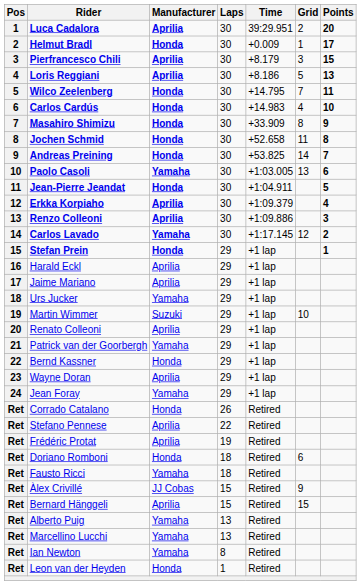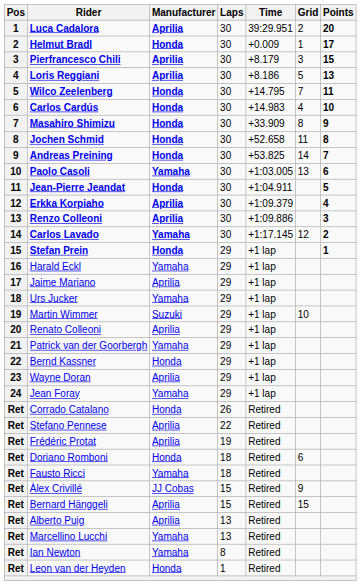(166, 267) Aprilia -> (170, 267) Yamaha
(170, 521) Yamaha -> (166, 521) Aprilia
